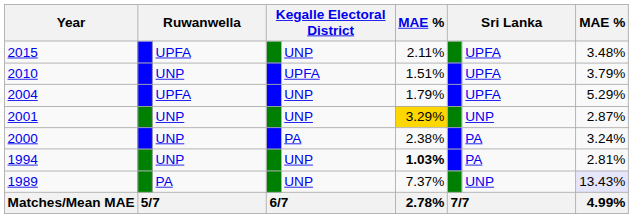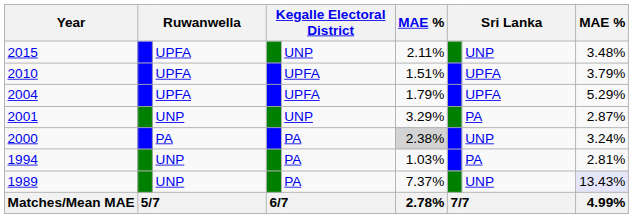(483, 52) UPFA -> (480, 52) UNP
(170, 73) UNP -> (173, 73) UPFA
(299, 95) UNP -> (302, 95) UPFA
(425, 116) gold background -> (425, 116) no background
(480, 116) UNP -> (474, 116) PA
(170, 138) UNP -> (164, 138) PA
(425, 138) no background -> (425, 138) lightgrey background
(474, 138) PA -> (480, 138) UNP
(299, 159) UNP -> (293, 159) PA
(425, 159) bold -> (425, 159) normal
(164, 181) PA -> (170, 181) UNP
(299, 181) UNP -> (293, 181) PA
